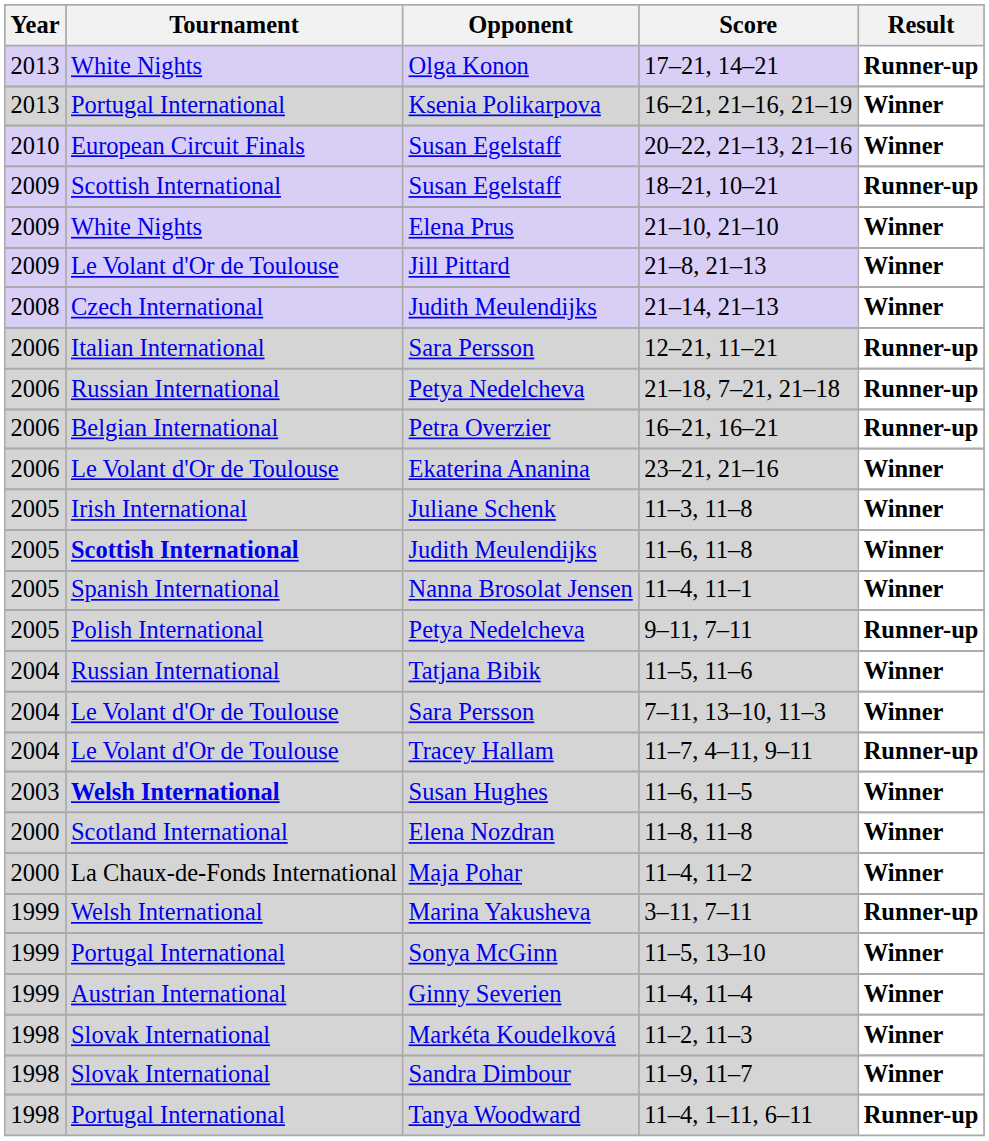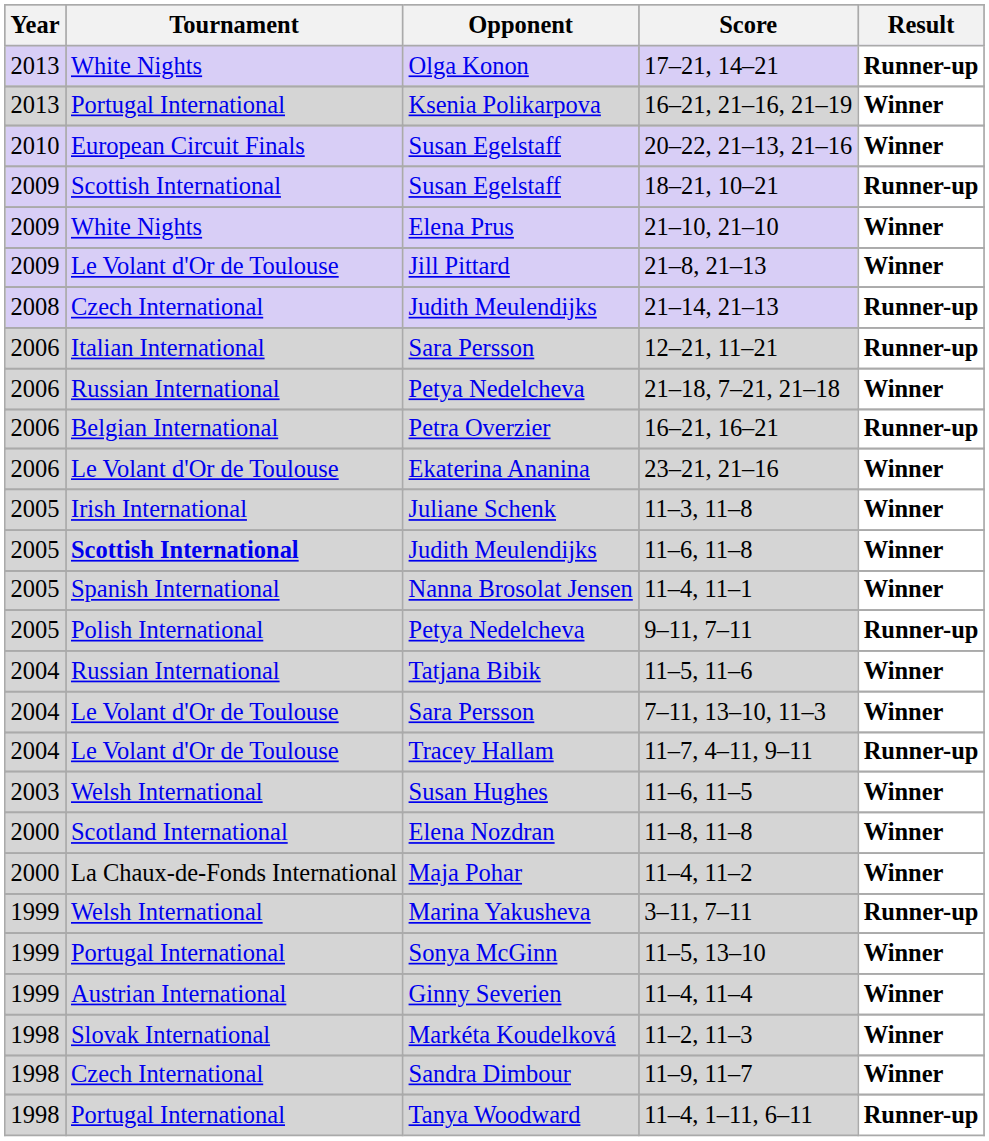(904, 307) Winner -> (921, 307) Runner-up
(921, 388) Runner-up -> (904, 388) Winner
(175, 792) bold -> (167, 792) normal
(171, 1074) Slovak International -> (167, 1074) Czech International
